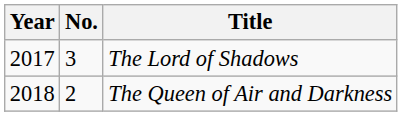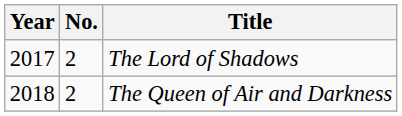(71, 57) 3 -> (71, 57) 2
